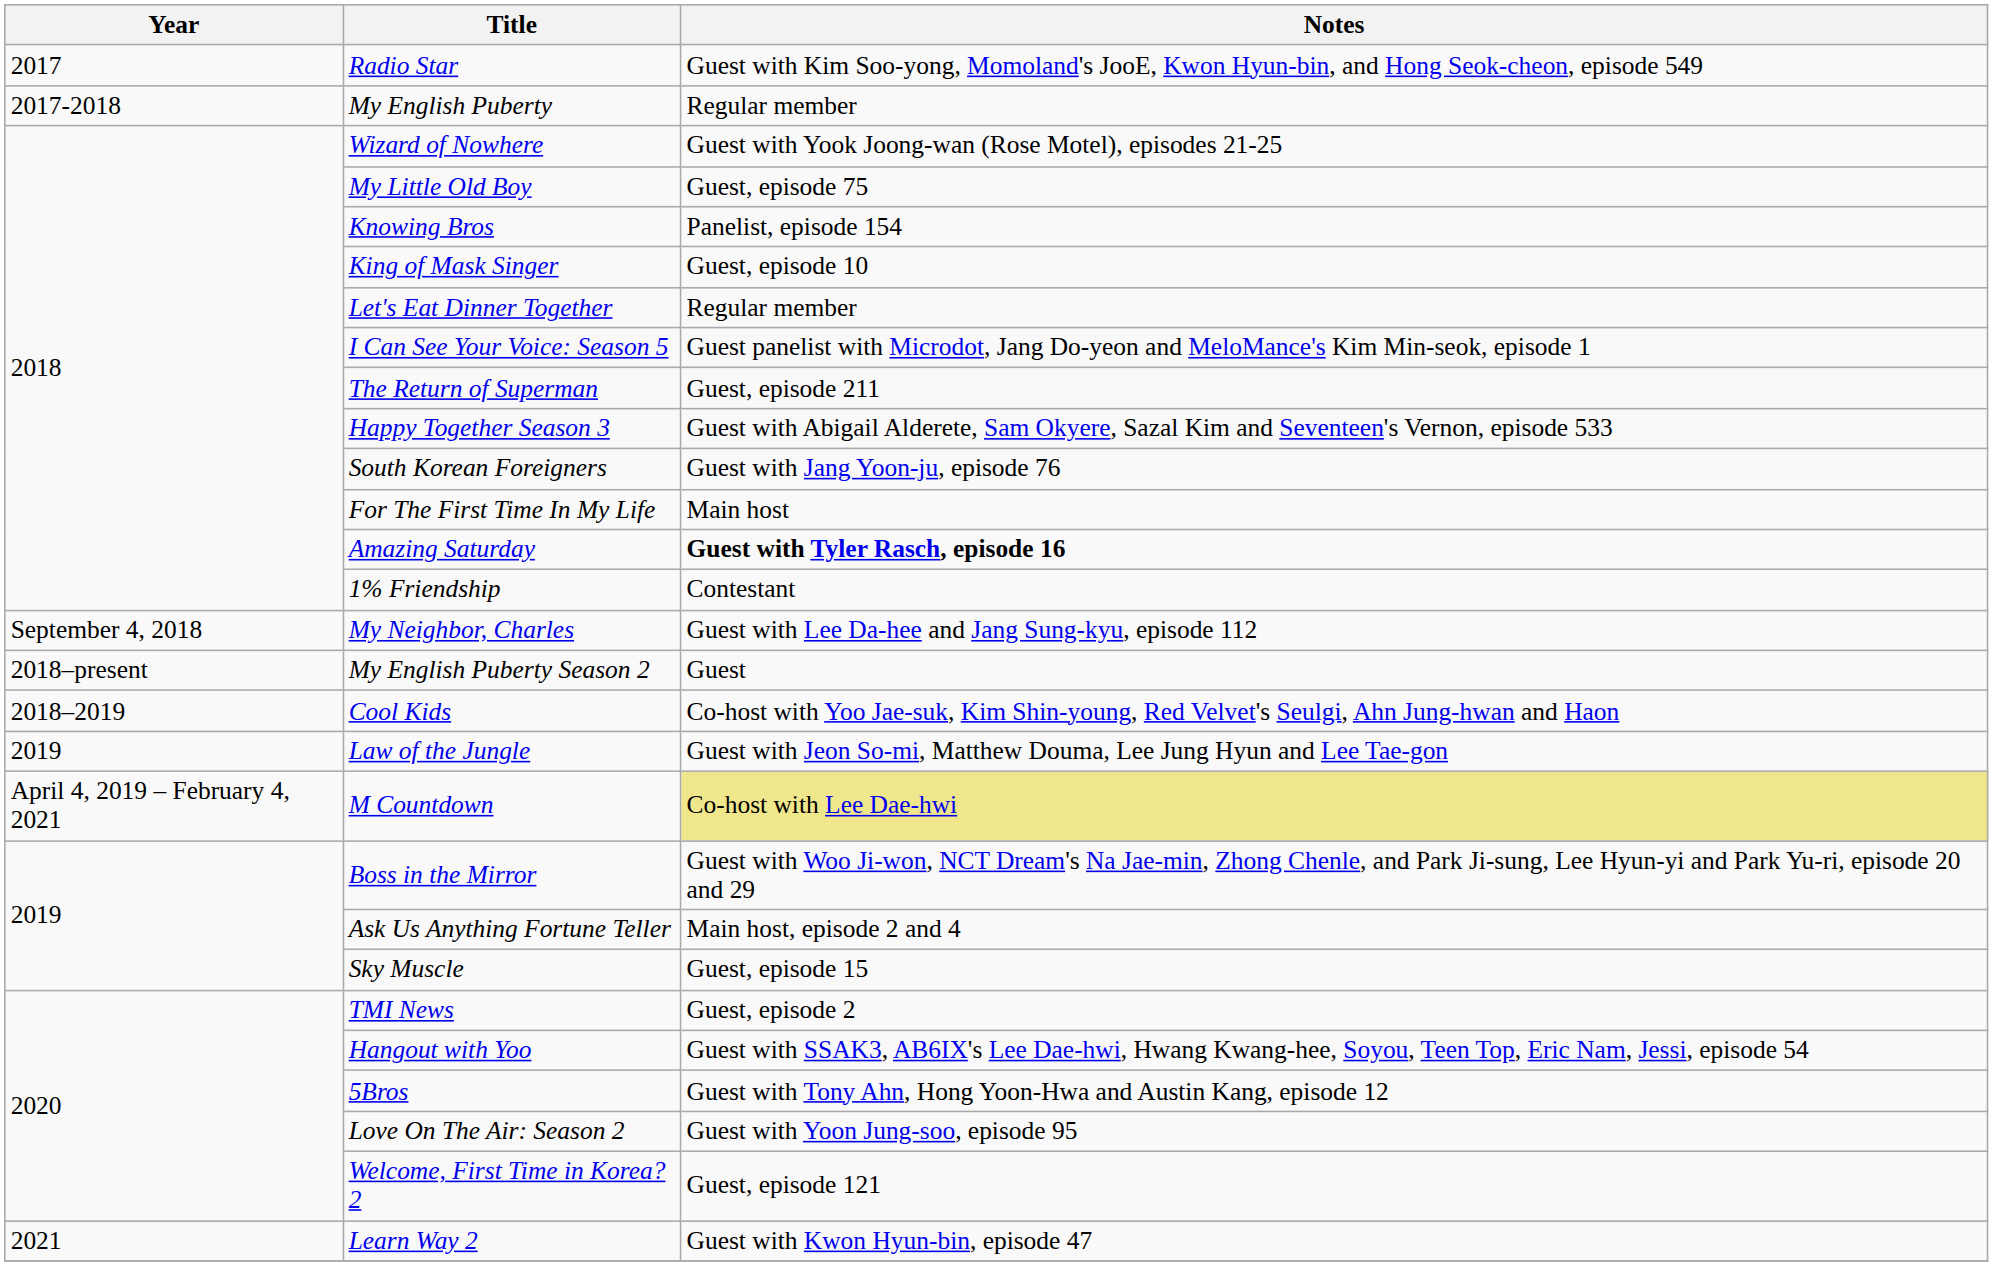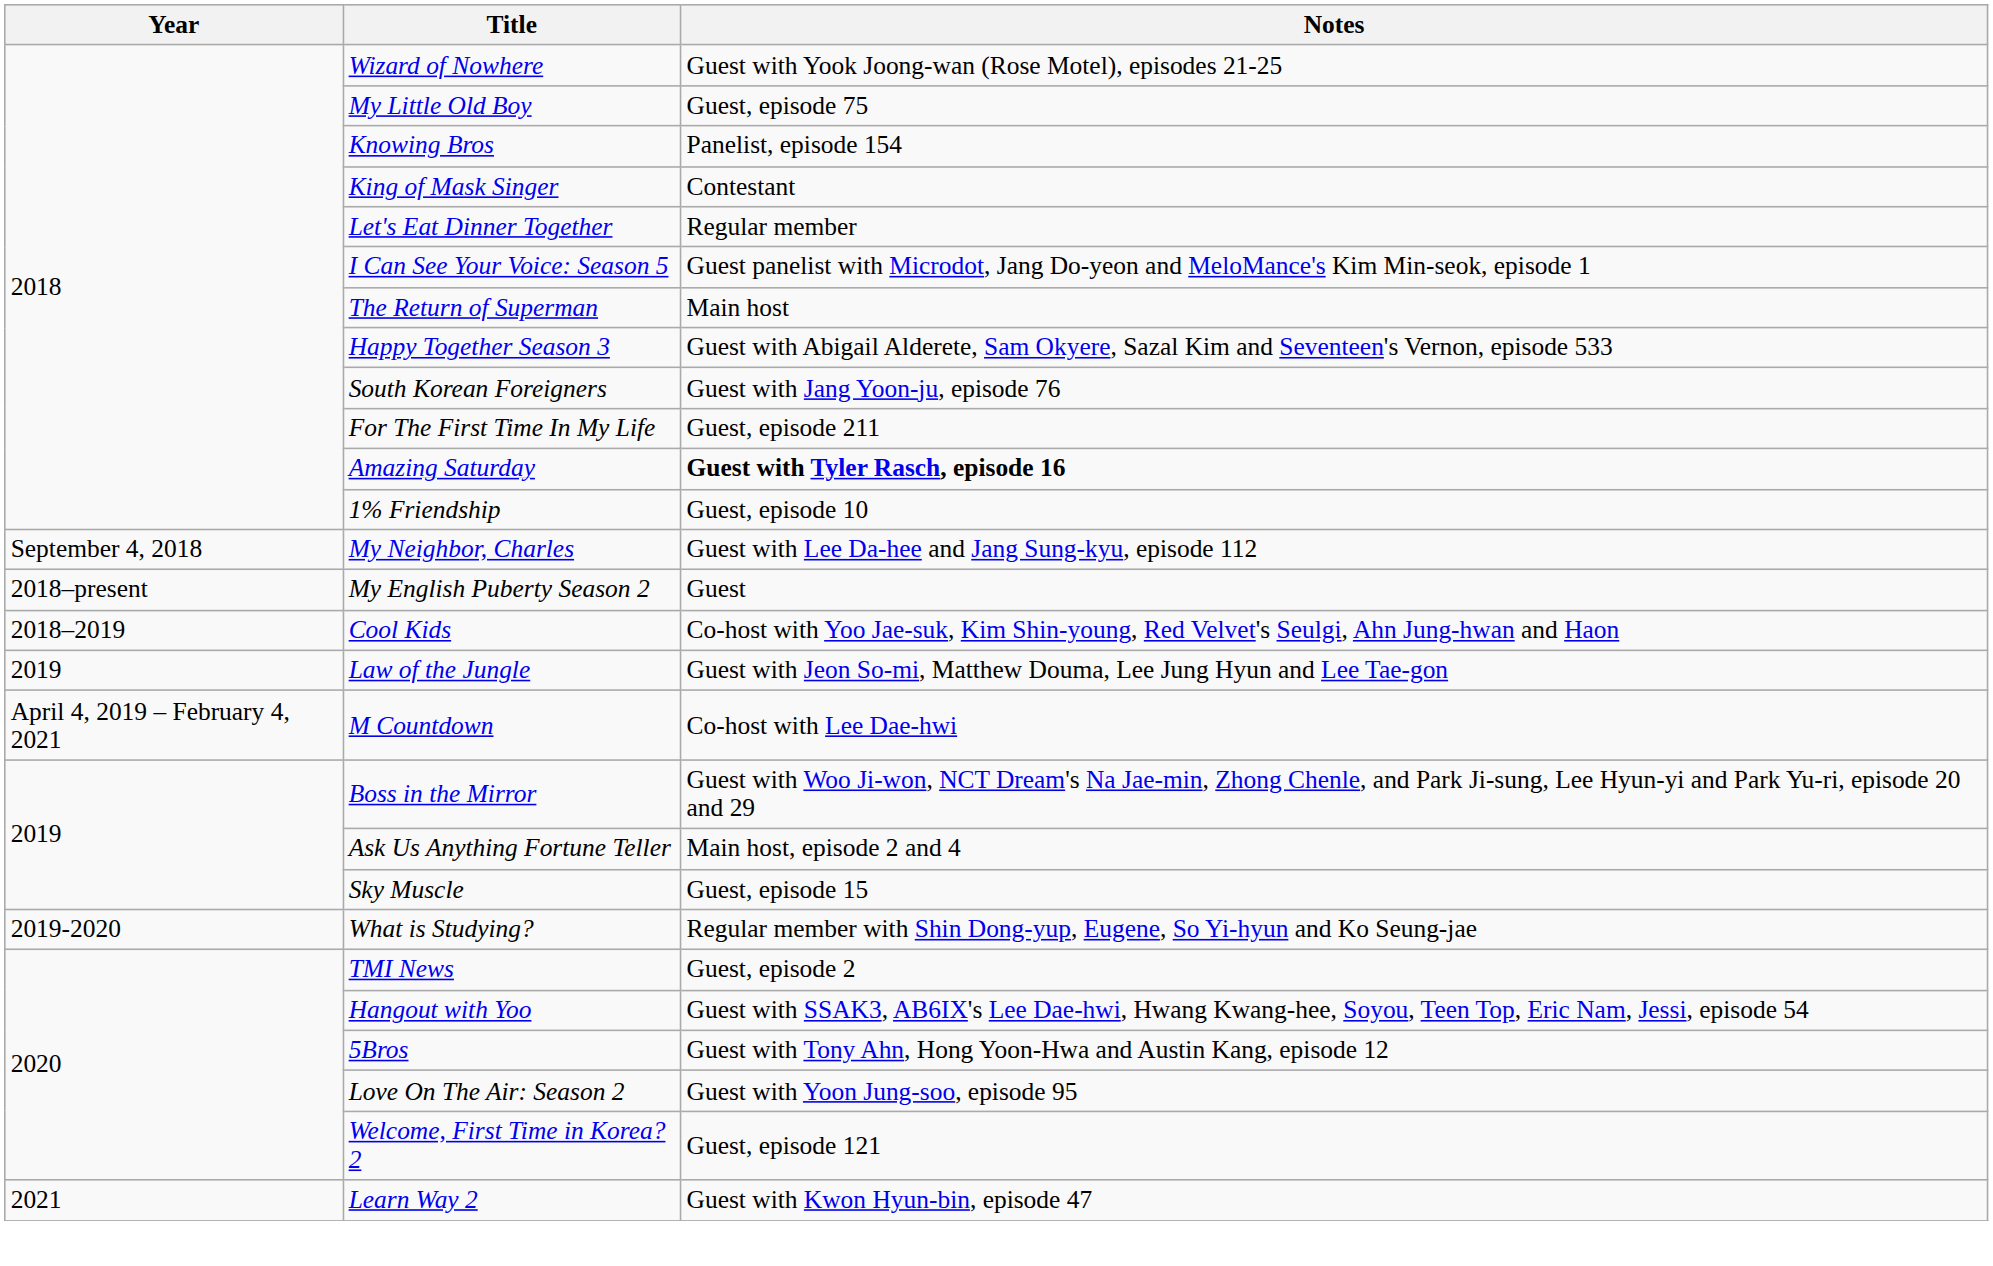- row: (403, 65)
- row: (450, 105)
(777, 266) Guest, episode 10 -> (741, 186) Contestant
(783, 387) Guest, episode 211 -> (738, 307) Main host
(738, 508) Main host -> (783, 428) Guest, episode 211
(741, 589) Contestant -> (777, 508) Guest, episode 10
(822, 805) khaki background -> (822, 724) no background
+ row: (441, 929)
